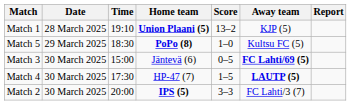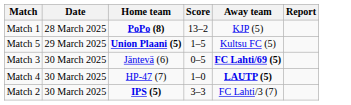- column: (122, 12)
(174, 28) Union Plaani (5) -> (146, 28) PoPo (8)
(174, 44) PoPo (8) -> (146, 44) Union Plaani (5)
(226, 44) 1–0 -> (198, 44) 1–5
(226, 76) 1–5 -> (198, 76) 1–0
